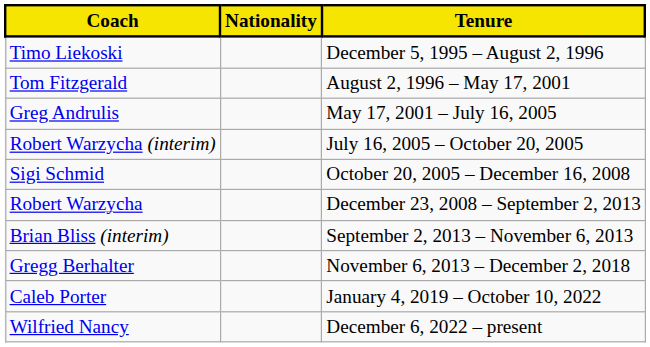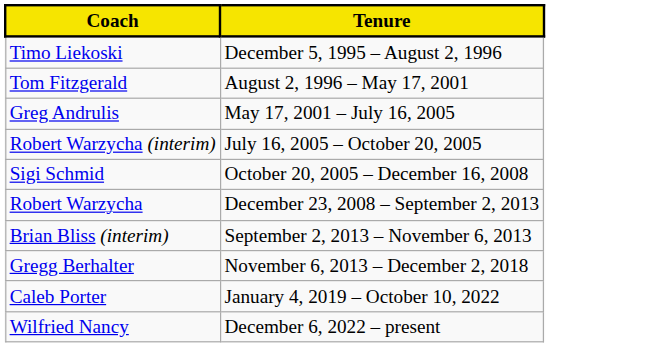- column: (271, 20)
